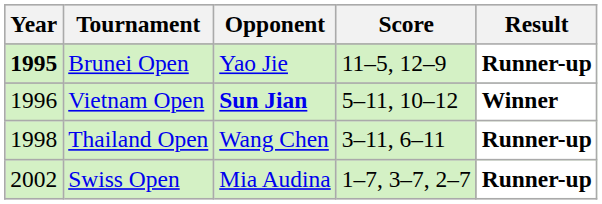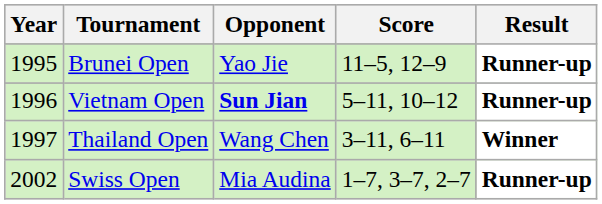(34, 62) bold -> (34, 62) normal
(520, 101) Winner -> (537, 101) Runner-up
(34, 140) 1998 -> (34, 140) 1997
(537, 140) Runner-up -> (520, 140) Winner
